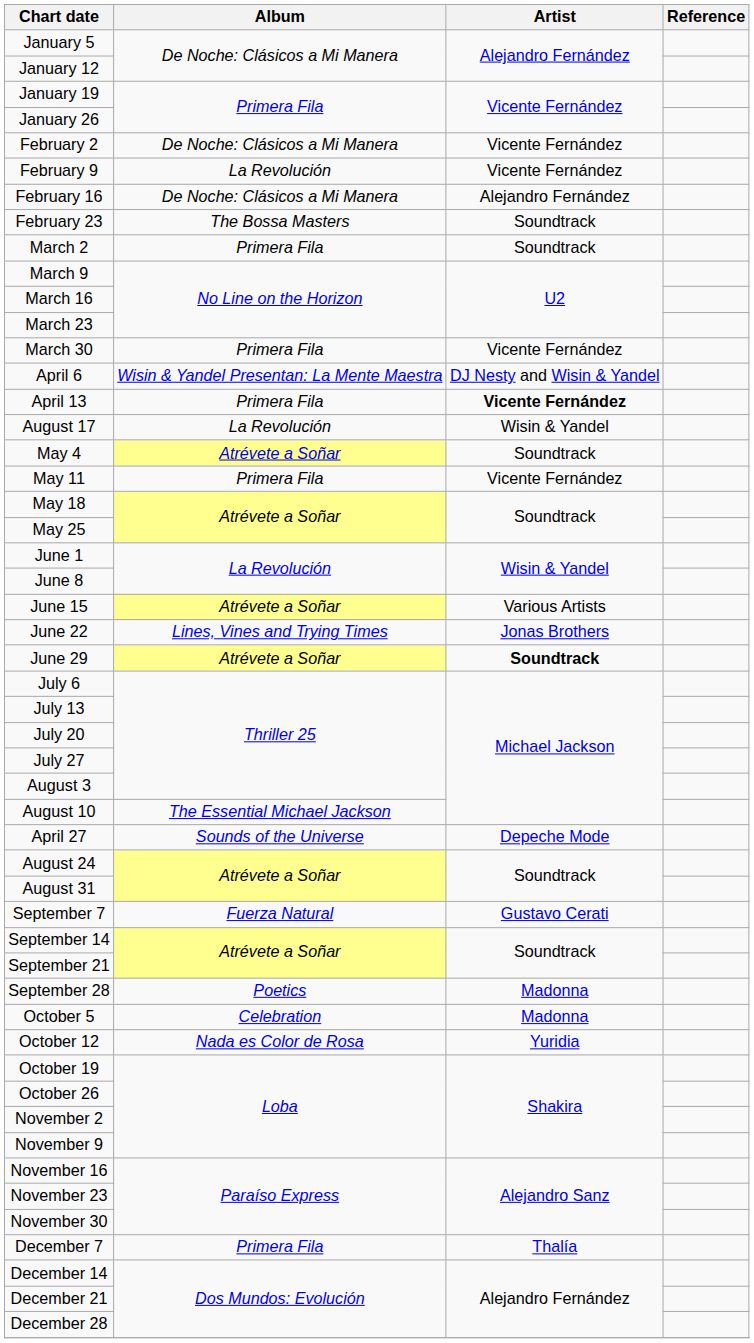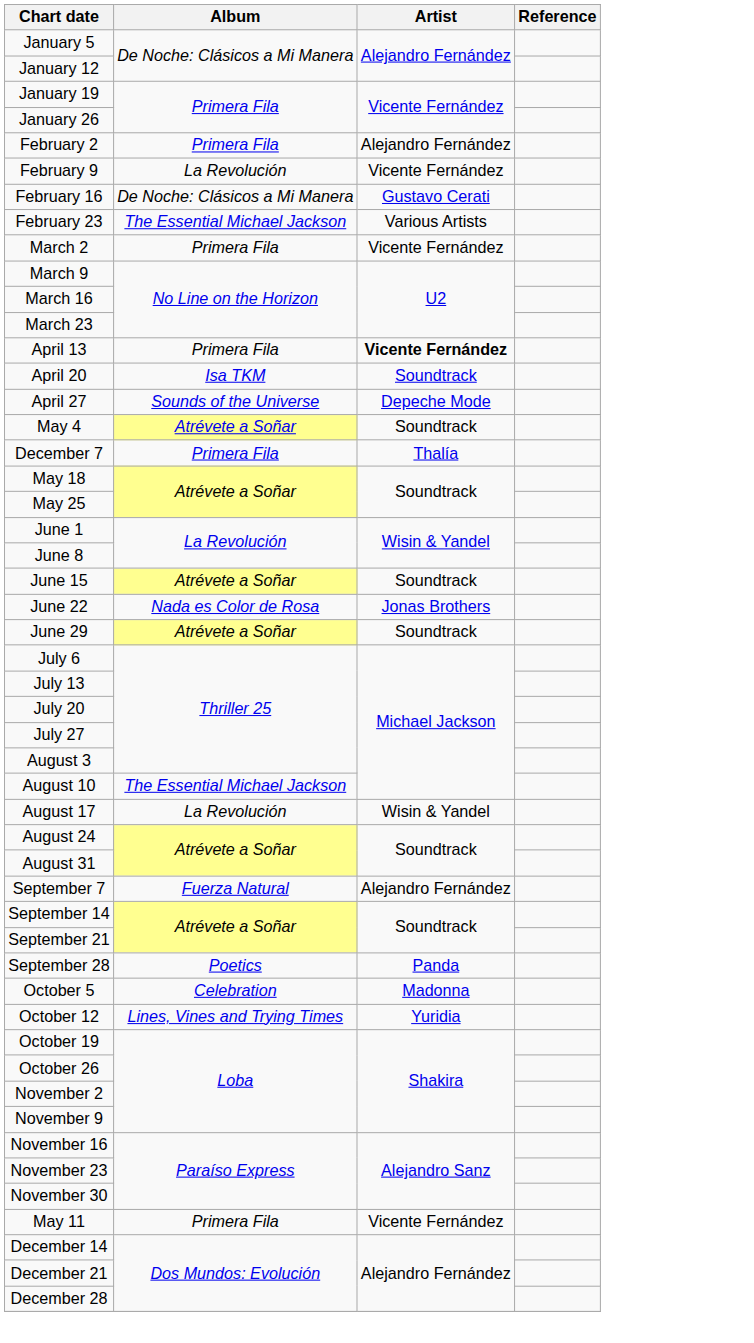(280, 145) De Noche: Clásicos a Mi Manera -> (235, 145) Primera Fila
(555, 145) Vicente Fernández -> (436, 145) Alejandro Fernández
(555, 196) Alejandro Fernández -> (436, 196) Gustavo Cerati
(280, 222) The Bossa Masters -> (235, 222) The Essential Michael Jackson
(555, 222) Soundtrack -> (436, 222) Various Artists
(555, 247) Soundtrack -> (436, 247) Vicente Fernández
- row: (59, 350)
- row: (59, 376)
+ row: (59, 376)
rows swapped: (59, 837) <-> (59, 427)
rows swapped: (59, 478) <-> (59, 1247)
(555, 606) Various Artists -> (436, 581) Soundtrack
(280, 632) Lines, Vines and Trying Times -> (235, 606) Nada es Color de Rosa
(555, 658) bold -> (436, 632) normal
(555, 914) Gustavo Cerati -> (436, 888) Alejandro Fernández
(555, 991) Madonna -> (436, 965) Panda
(280, 1042) Nada es Color de Rosa -> (235, 1016) Lines, Vines and Trying Times
